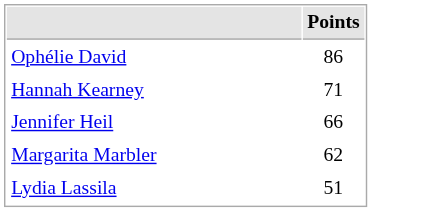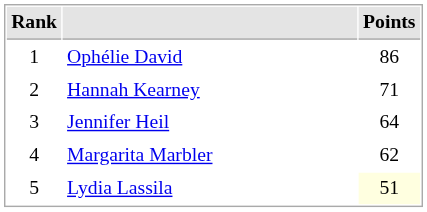+ column: (34, 22)
(333, 122) 66 -> (389, 122) 64
(333, 188) no background -> (389, 188) lightyellow background
